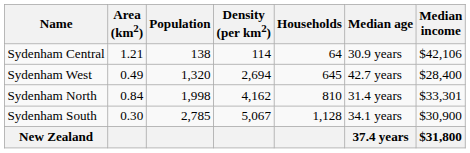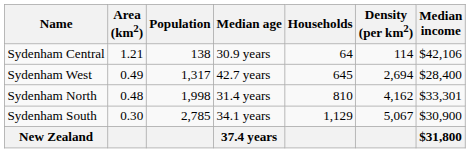columns swapped: (244, 24) <-> (381, 24)
(196, 74) 1,320 -> (196, 74) 1,317
(132, 95) 0.84 -> (132, 95) 0.48
(327, 116) 1,128 -> (338, 116) 1,129
